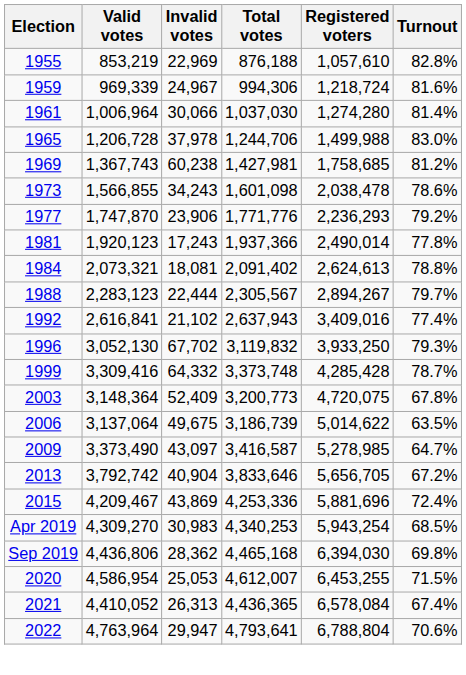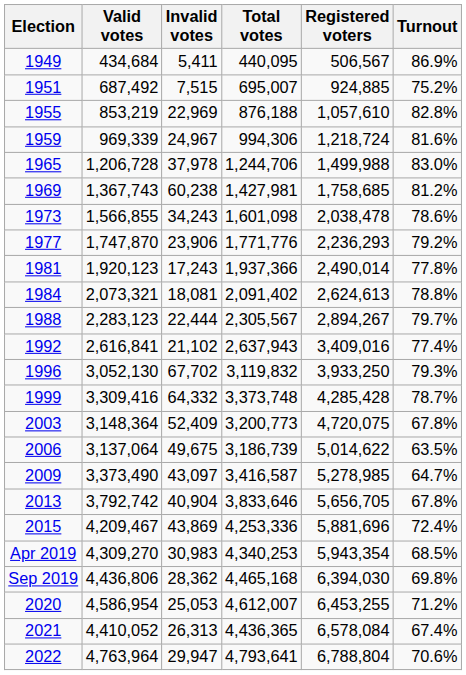+ row: (43, 61)
+ row: (43, 87)
- row: (43, 113)
(434, 475) 67.2% -> (434, 501) 67.8%
(353, 527) 5,943,254 -> (353, 553) 5,943,354
(434, 579) 71.5% -> (434, 605) 71.2%
